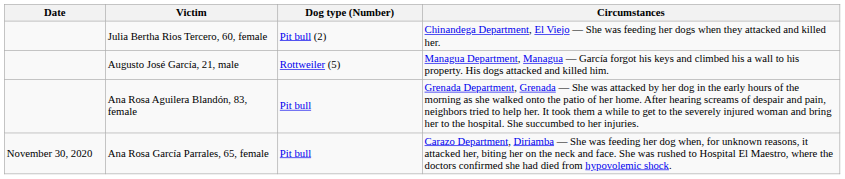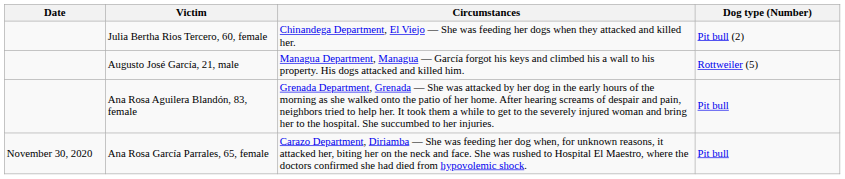columns swapped: (350, 13) <-> (631, 13)
